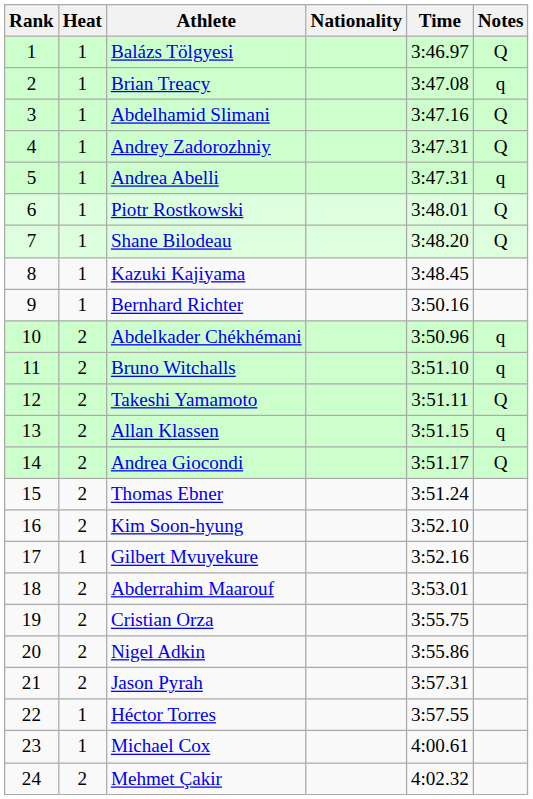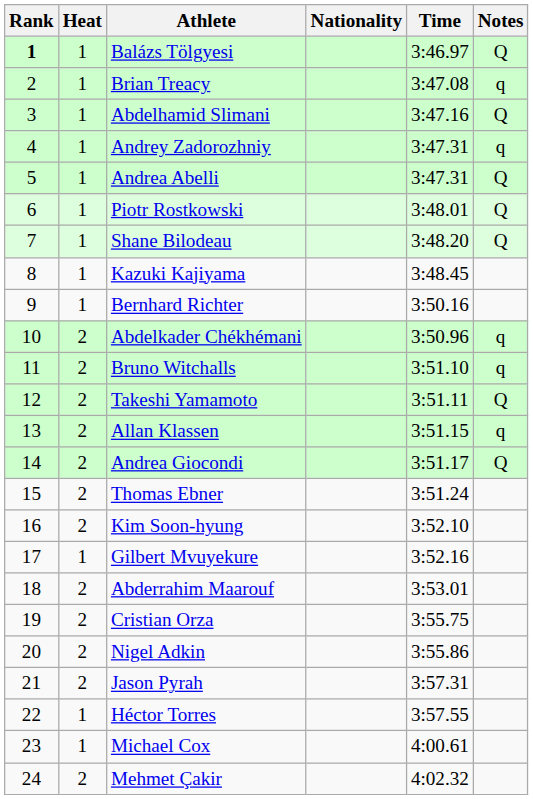(31, 52) normal -> (31, 52) bold
(501, 146) Q -> (501, 146) q
(501, 178) q -> (501, 178) Q
